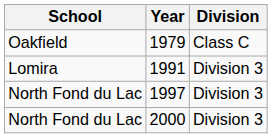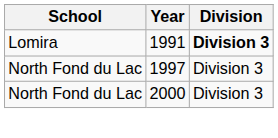- row: (168, 42)
(228, 68) normal -> (231, 42) bold
